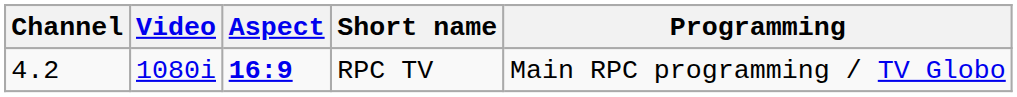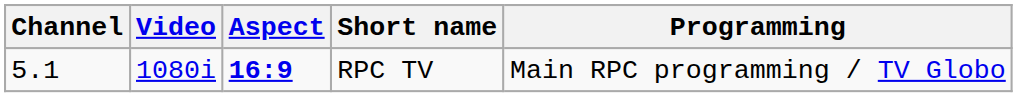(35, 70) 4.2 -> (35, 70) 5.1
